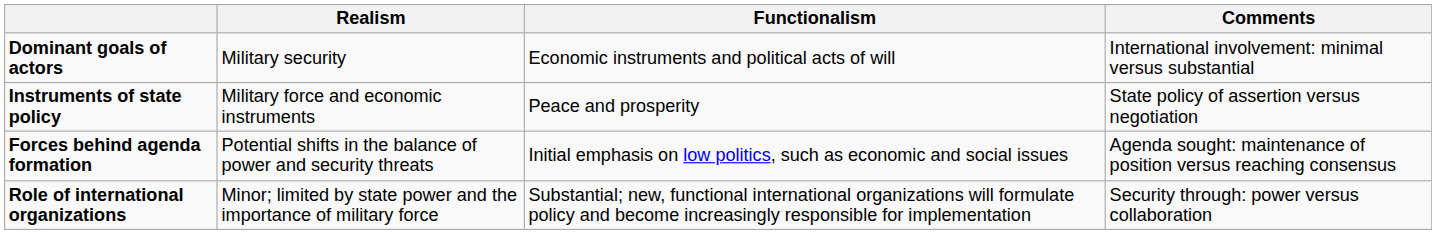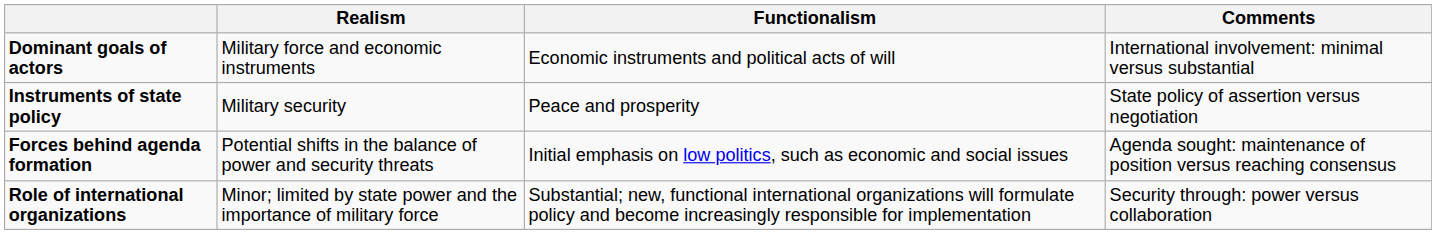(284, 57) Military security -> (332, 57) Military force and economic instruments
(332, 106) Military force and economic instruments -> (284, 106) Military security
